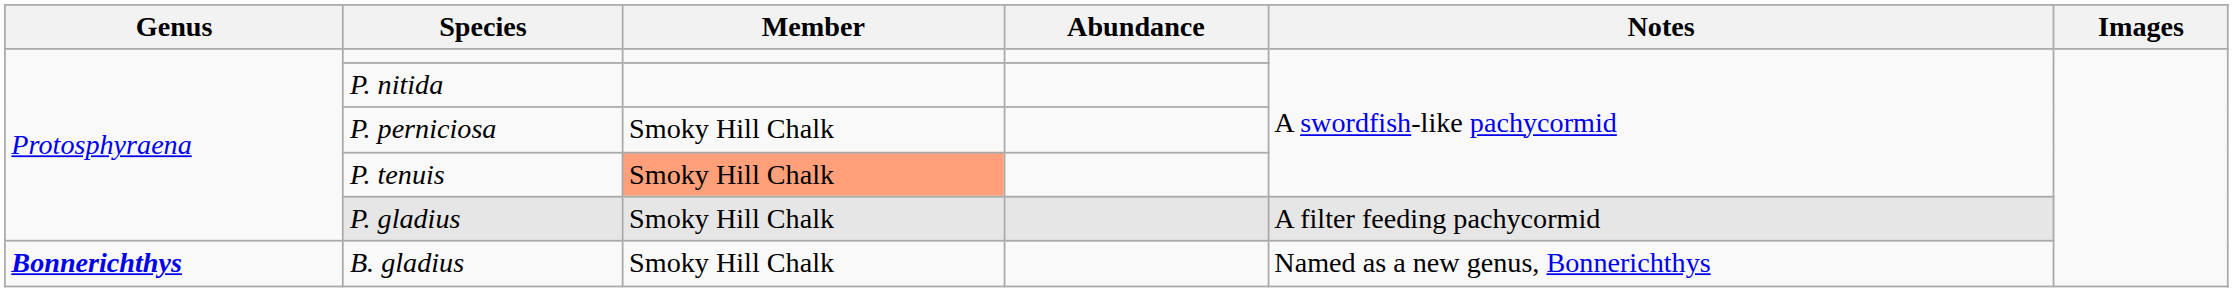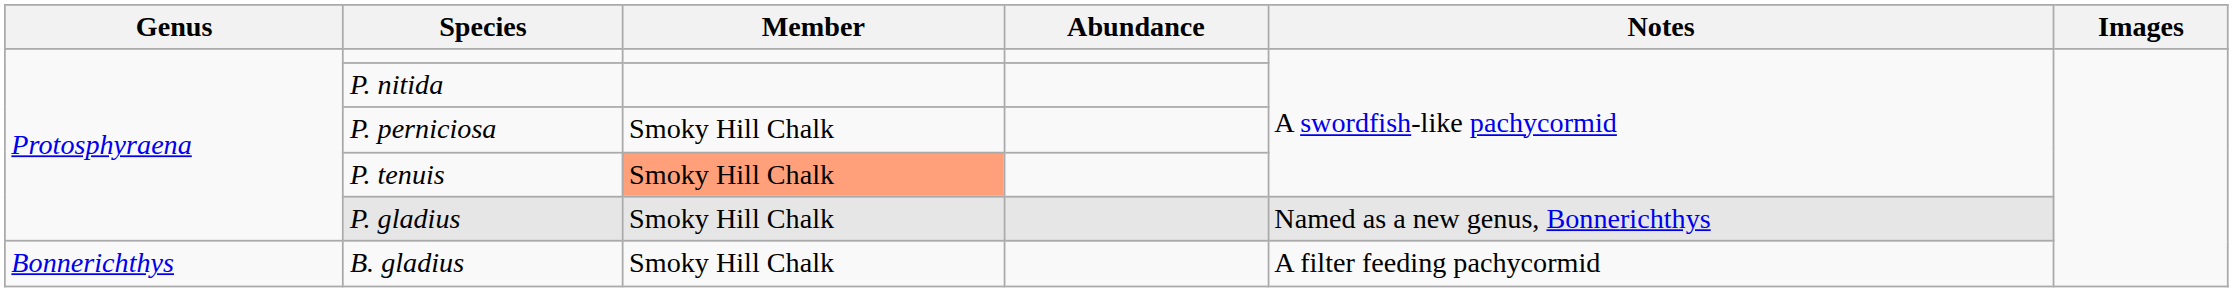(1437, 218) A filter feeding pachycormid -> (1493, 218) Named as a new genus, Bonnerichthys
(97, 263) bold -> (93, 263) normal
(1493, 263) Named as a new genus, Bonnerichthys -> (1437, 263) A filter feeding pachycormid
